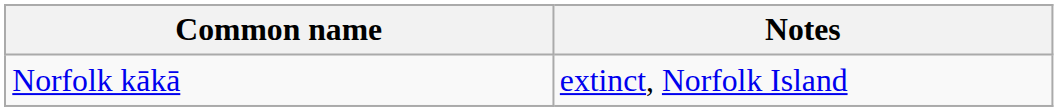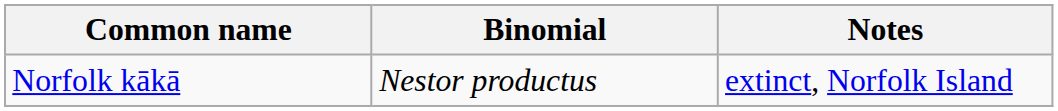+ column: (545, 29)
